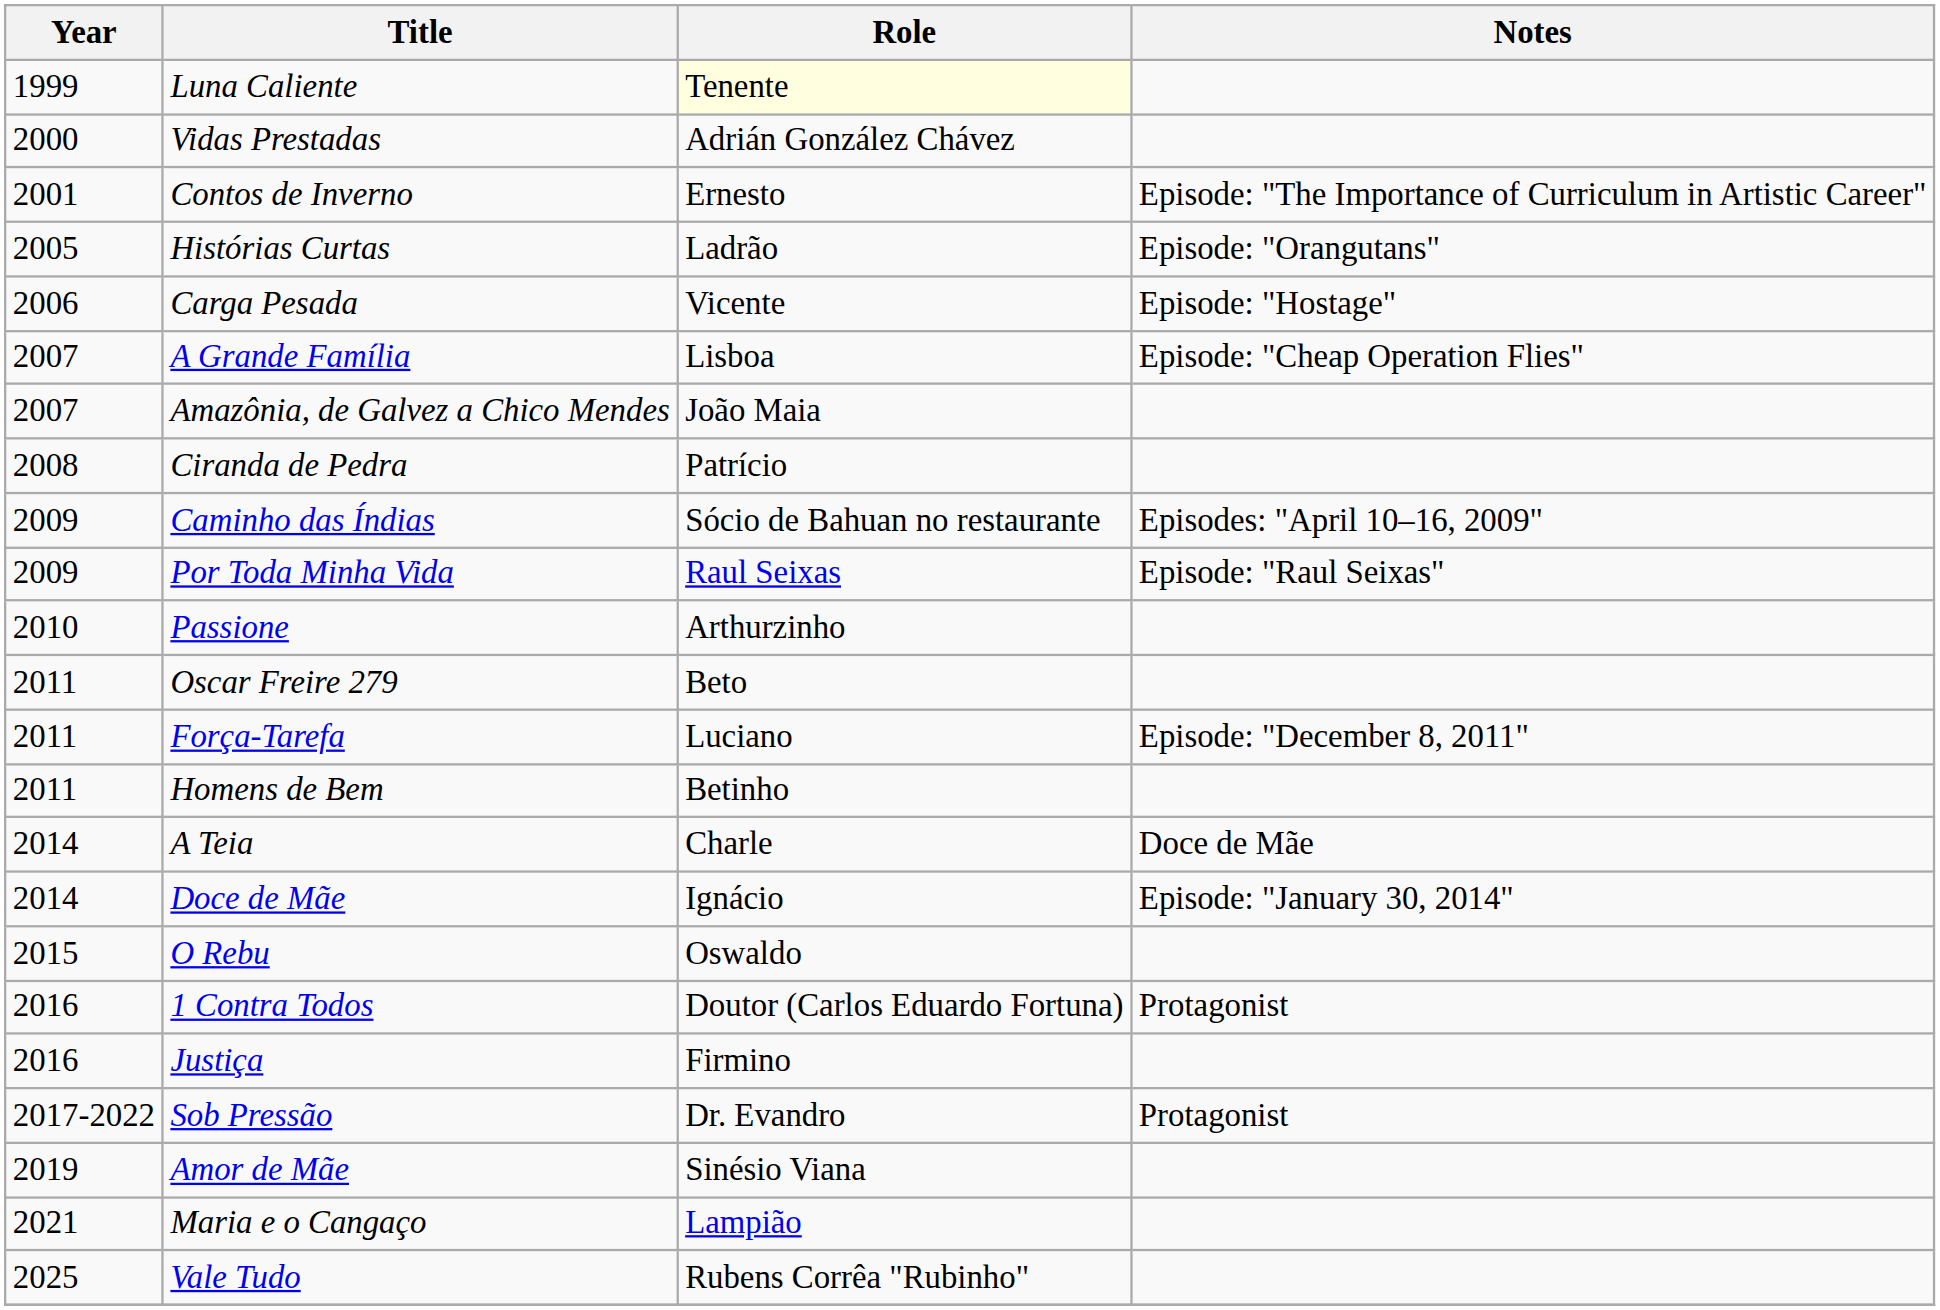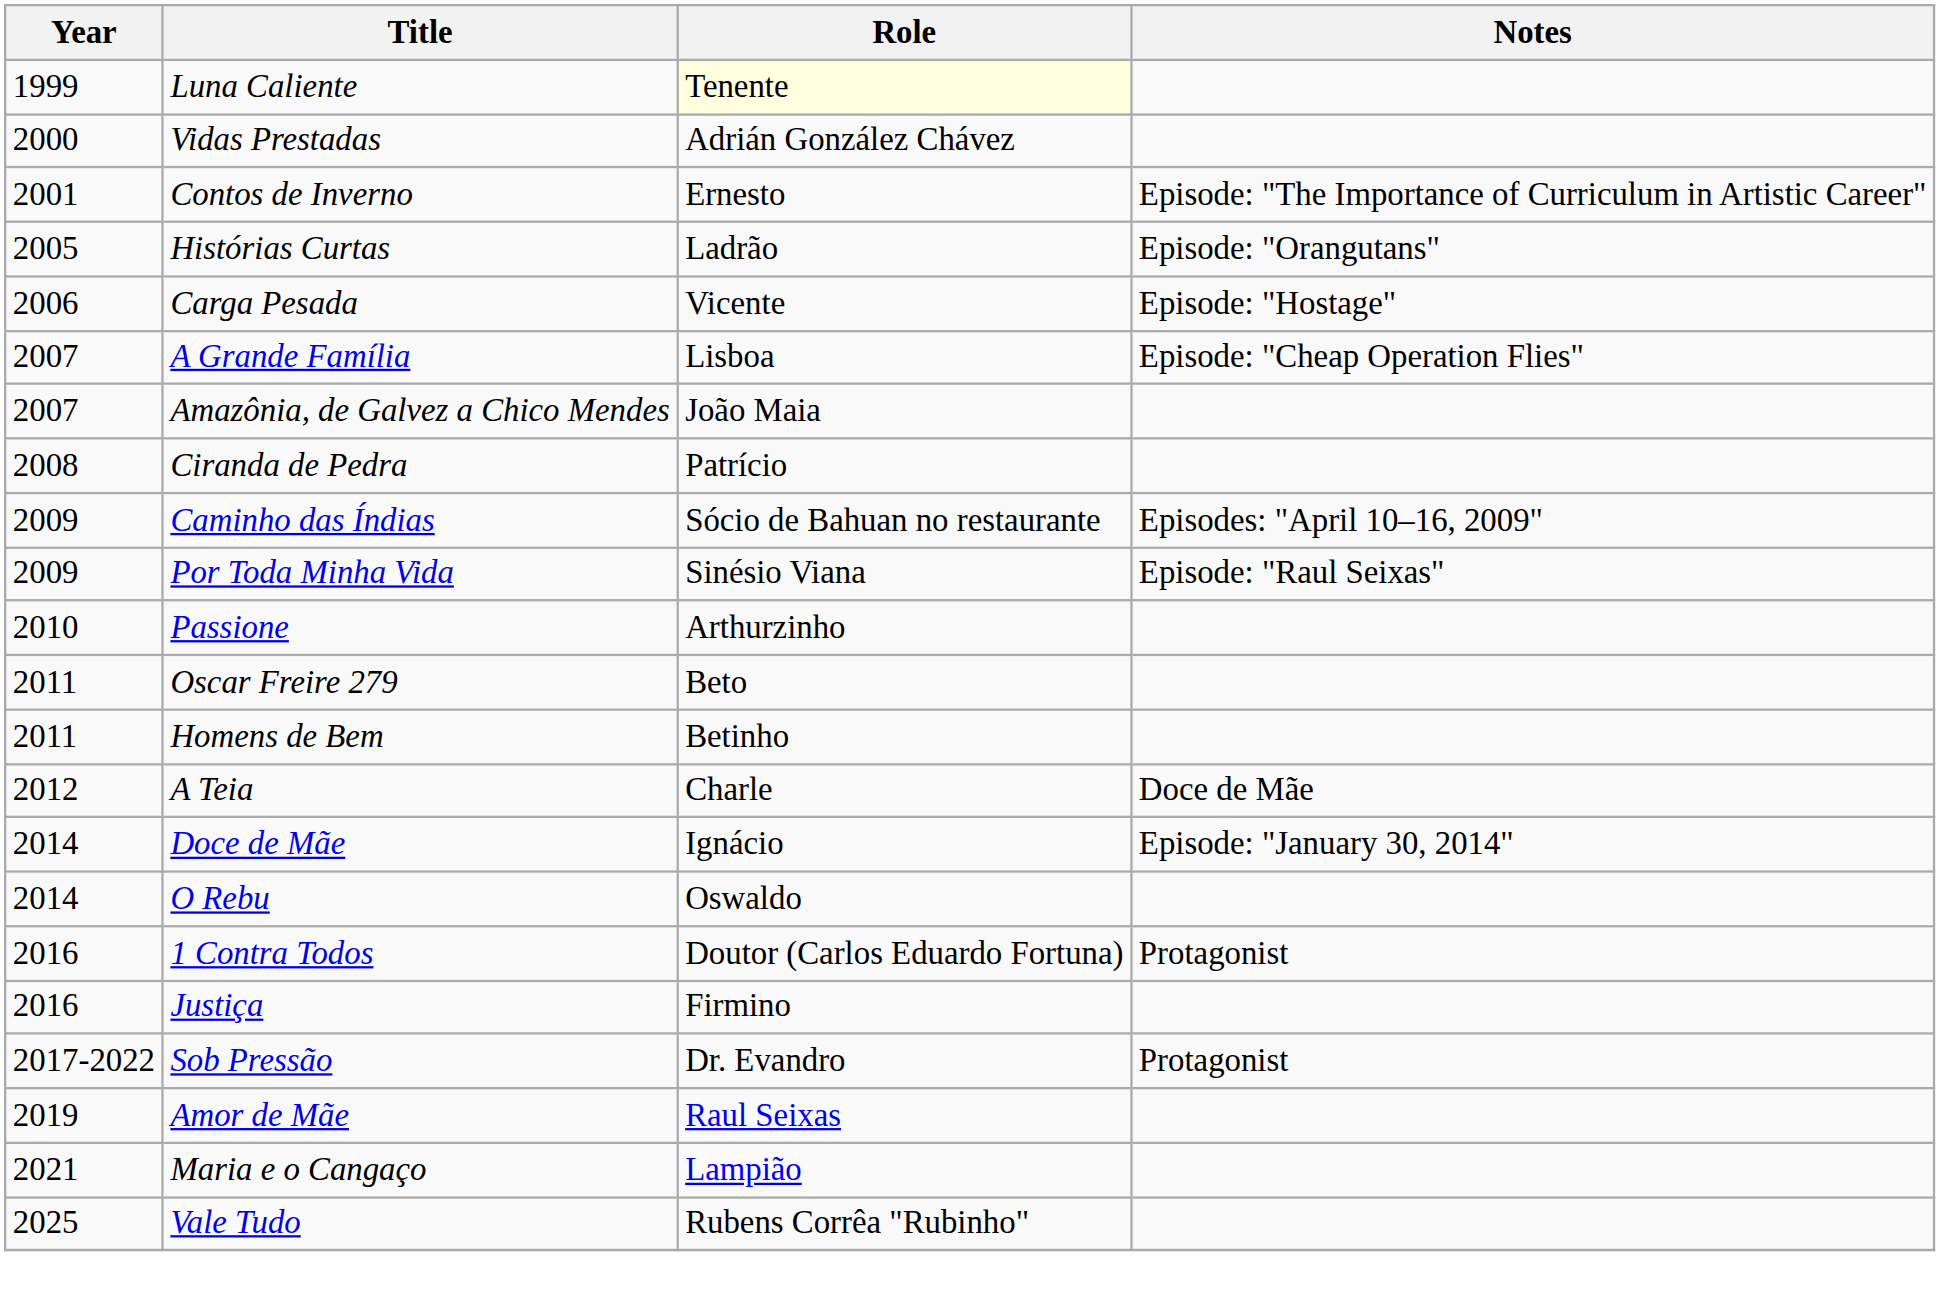(763, 573) Raul Seixas -> (775, 573) Sinésio Viana
- row: (258, 735)
(46, 844) 2014 -> (46, 790) 2012
(46, 952) 2015 -> (46, 898) 2014
(775, 1169) Sinésio Viana -> (763, 1114) Raul Seixas
